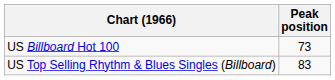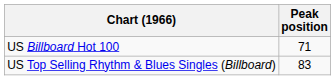(305, 46) 73 -> (305, 46) 71
